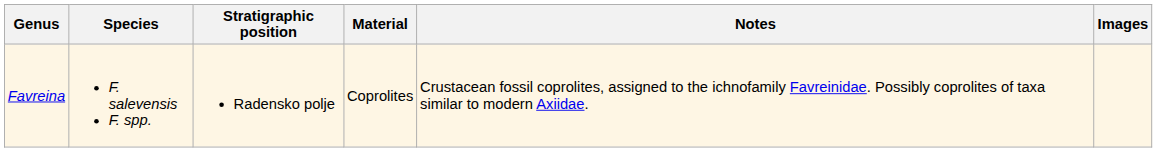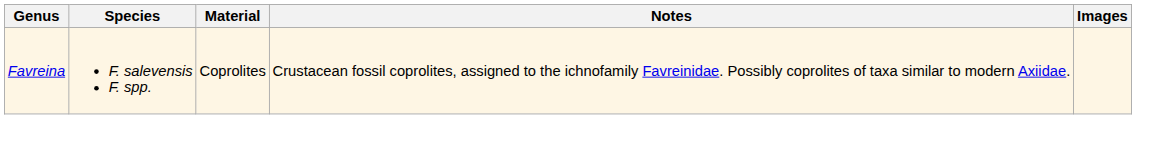- column: (268, 24)
